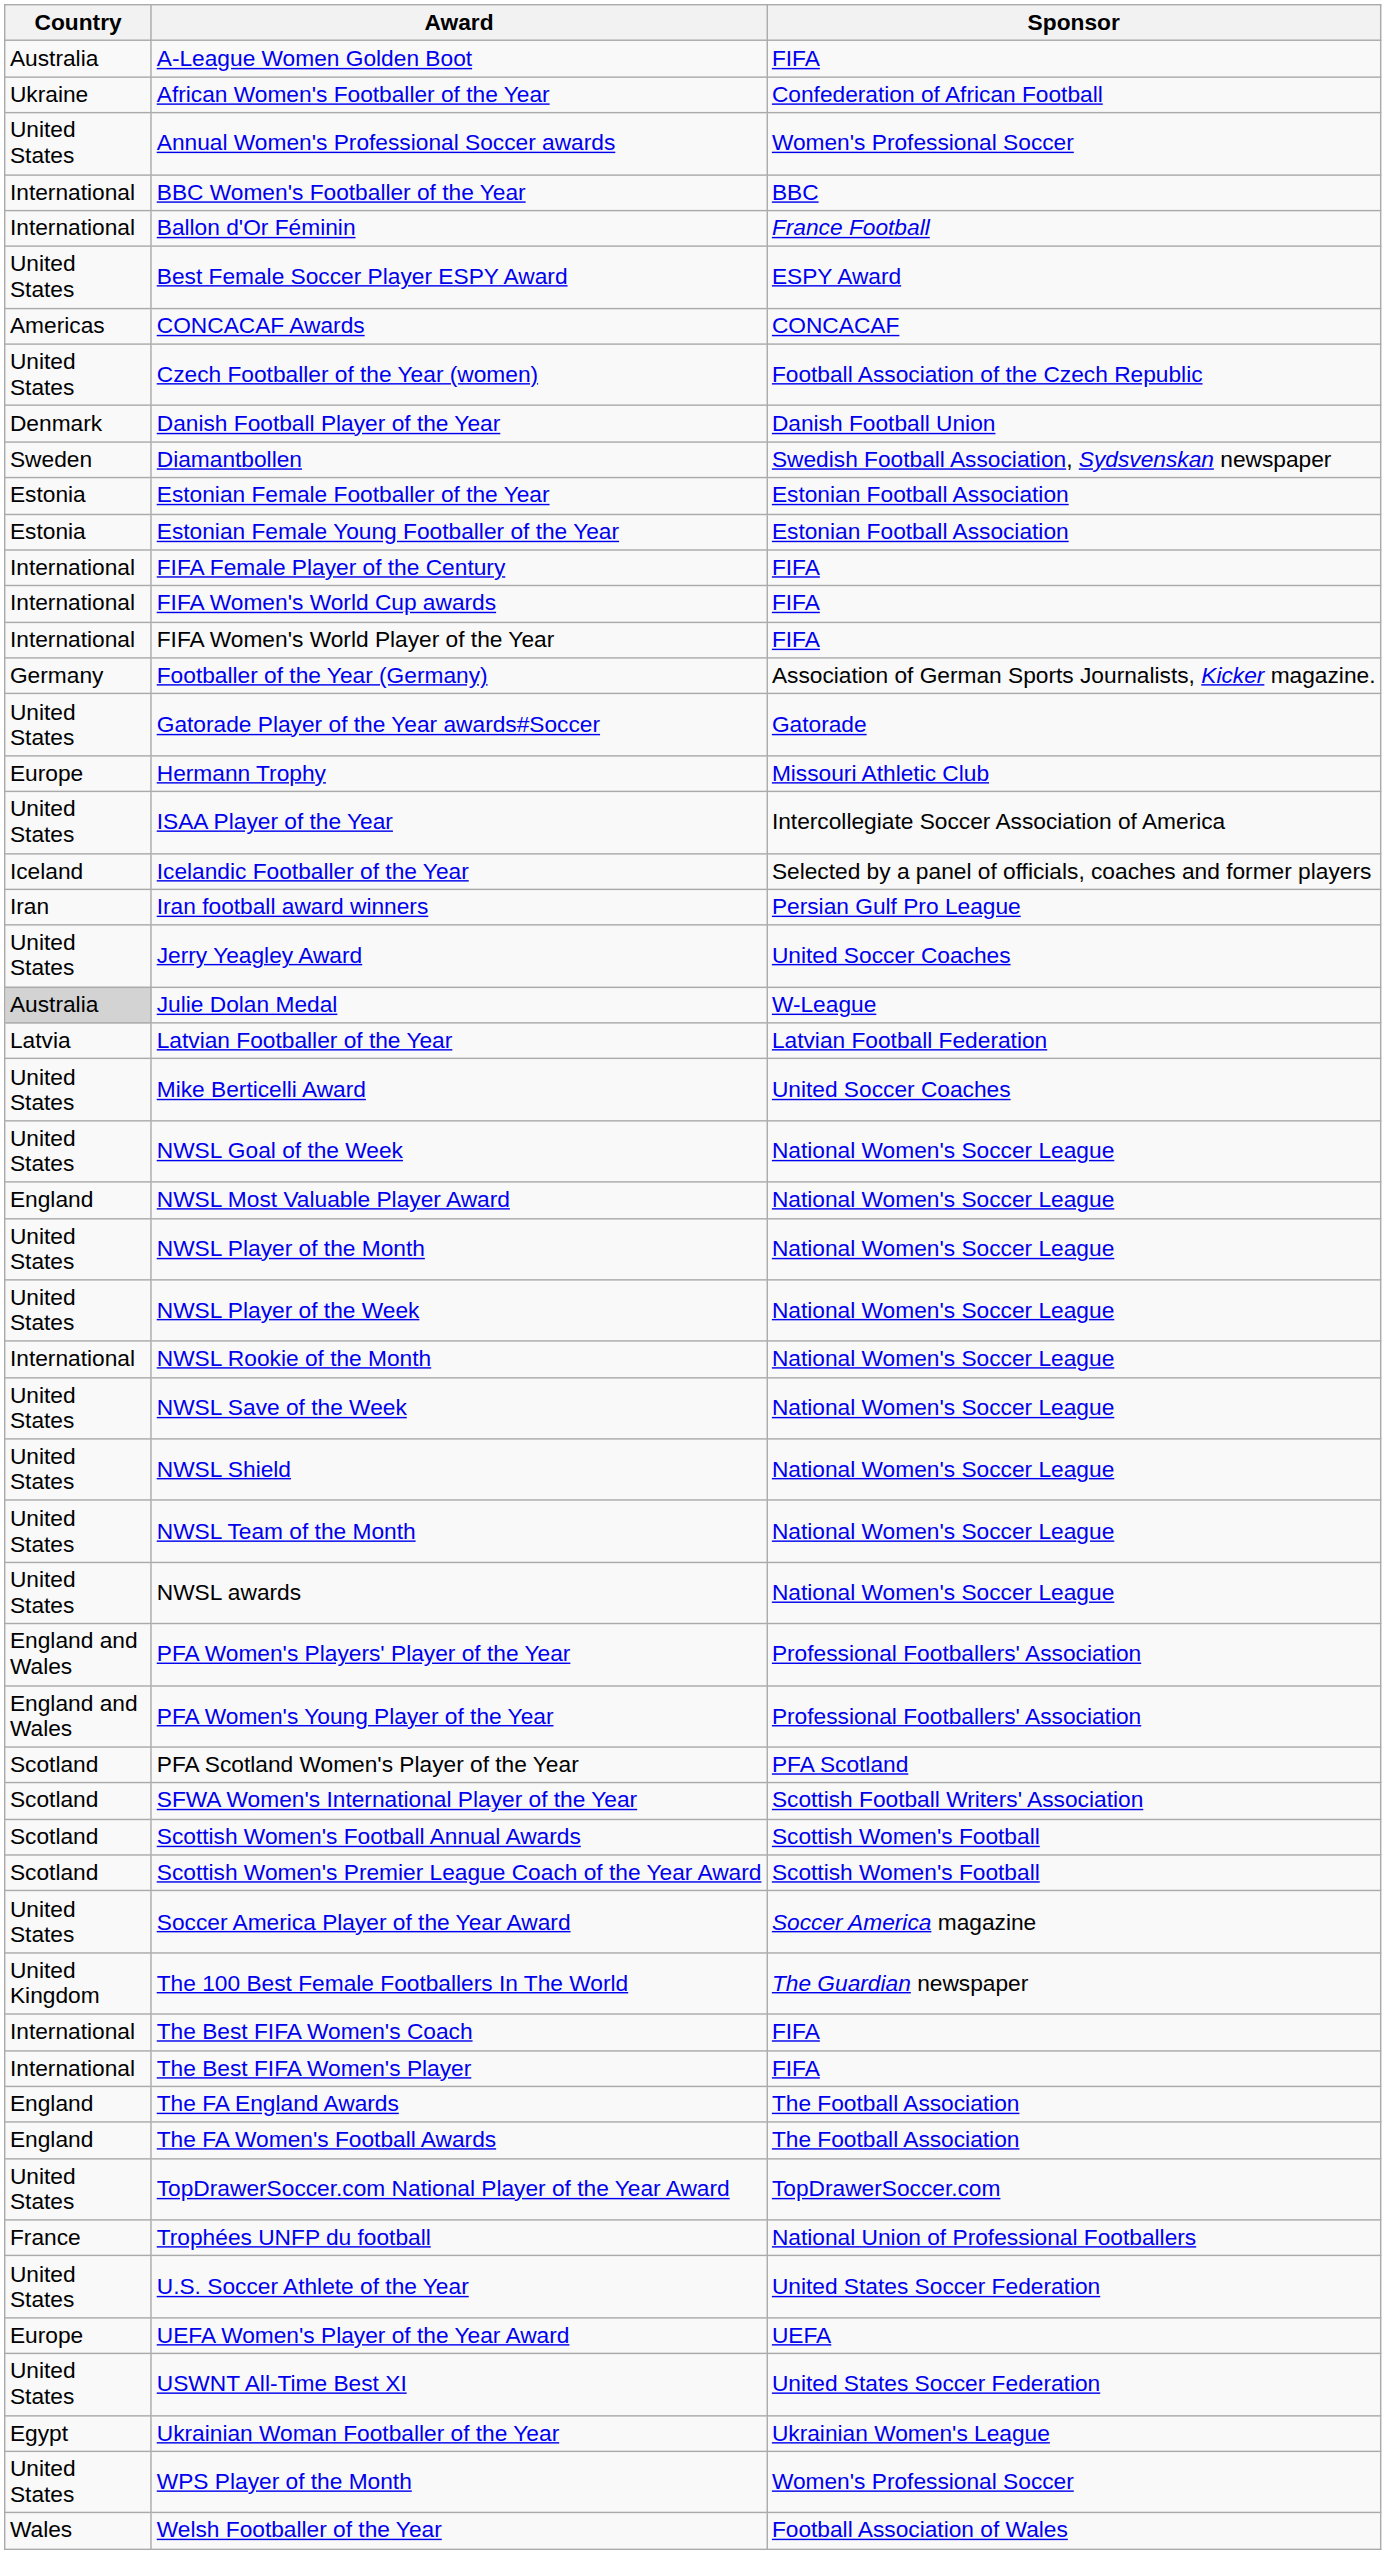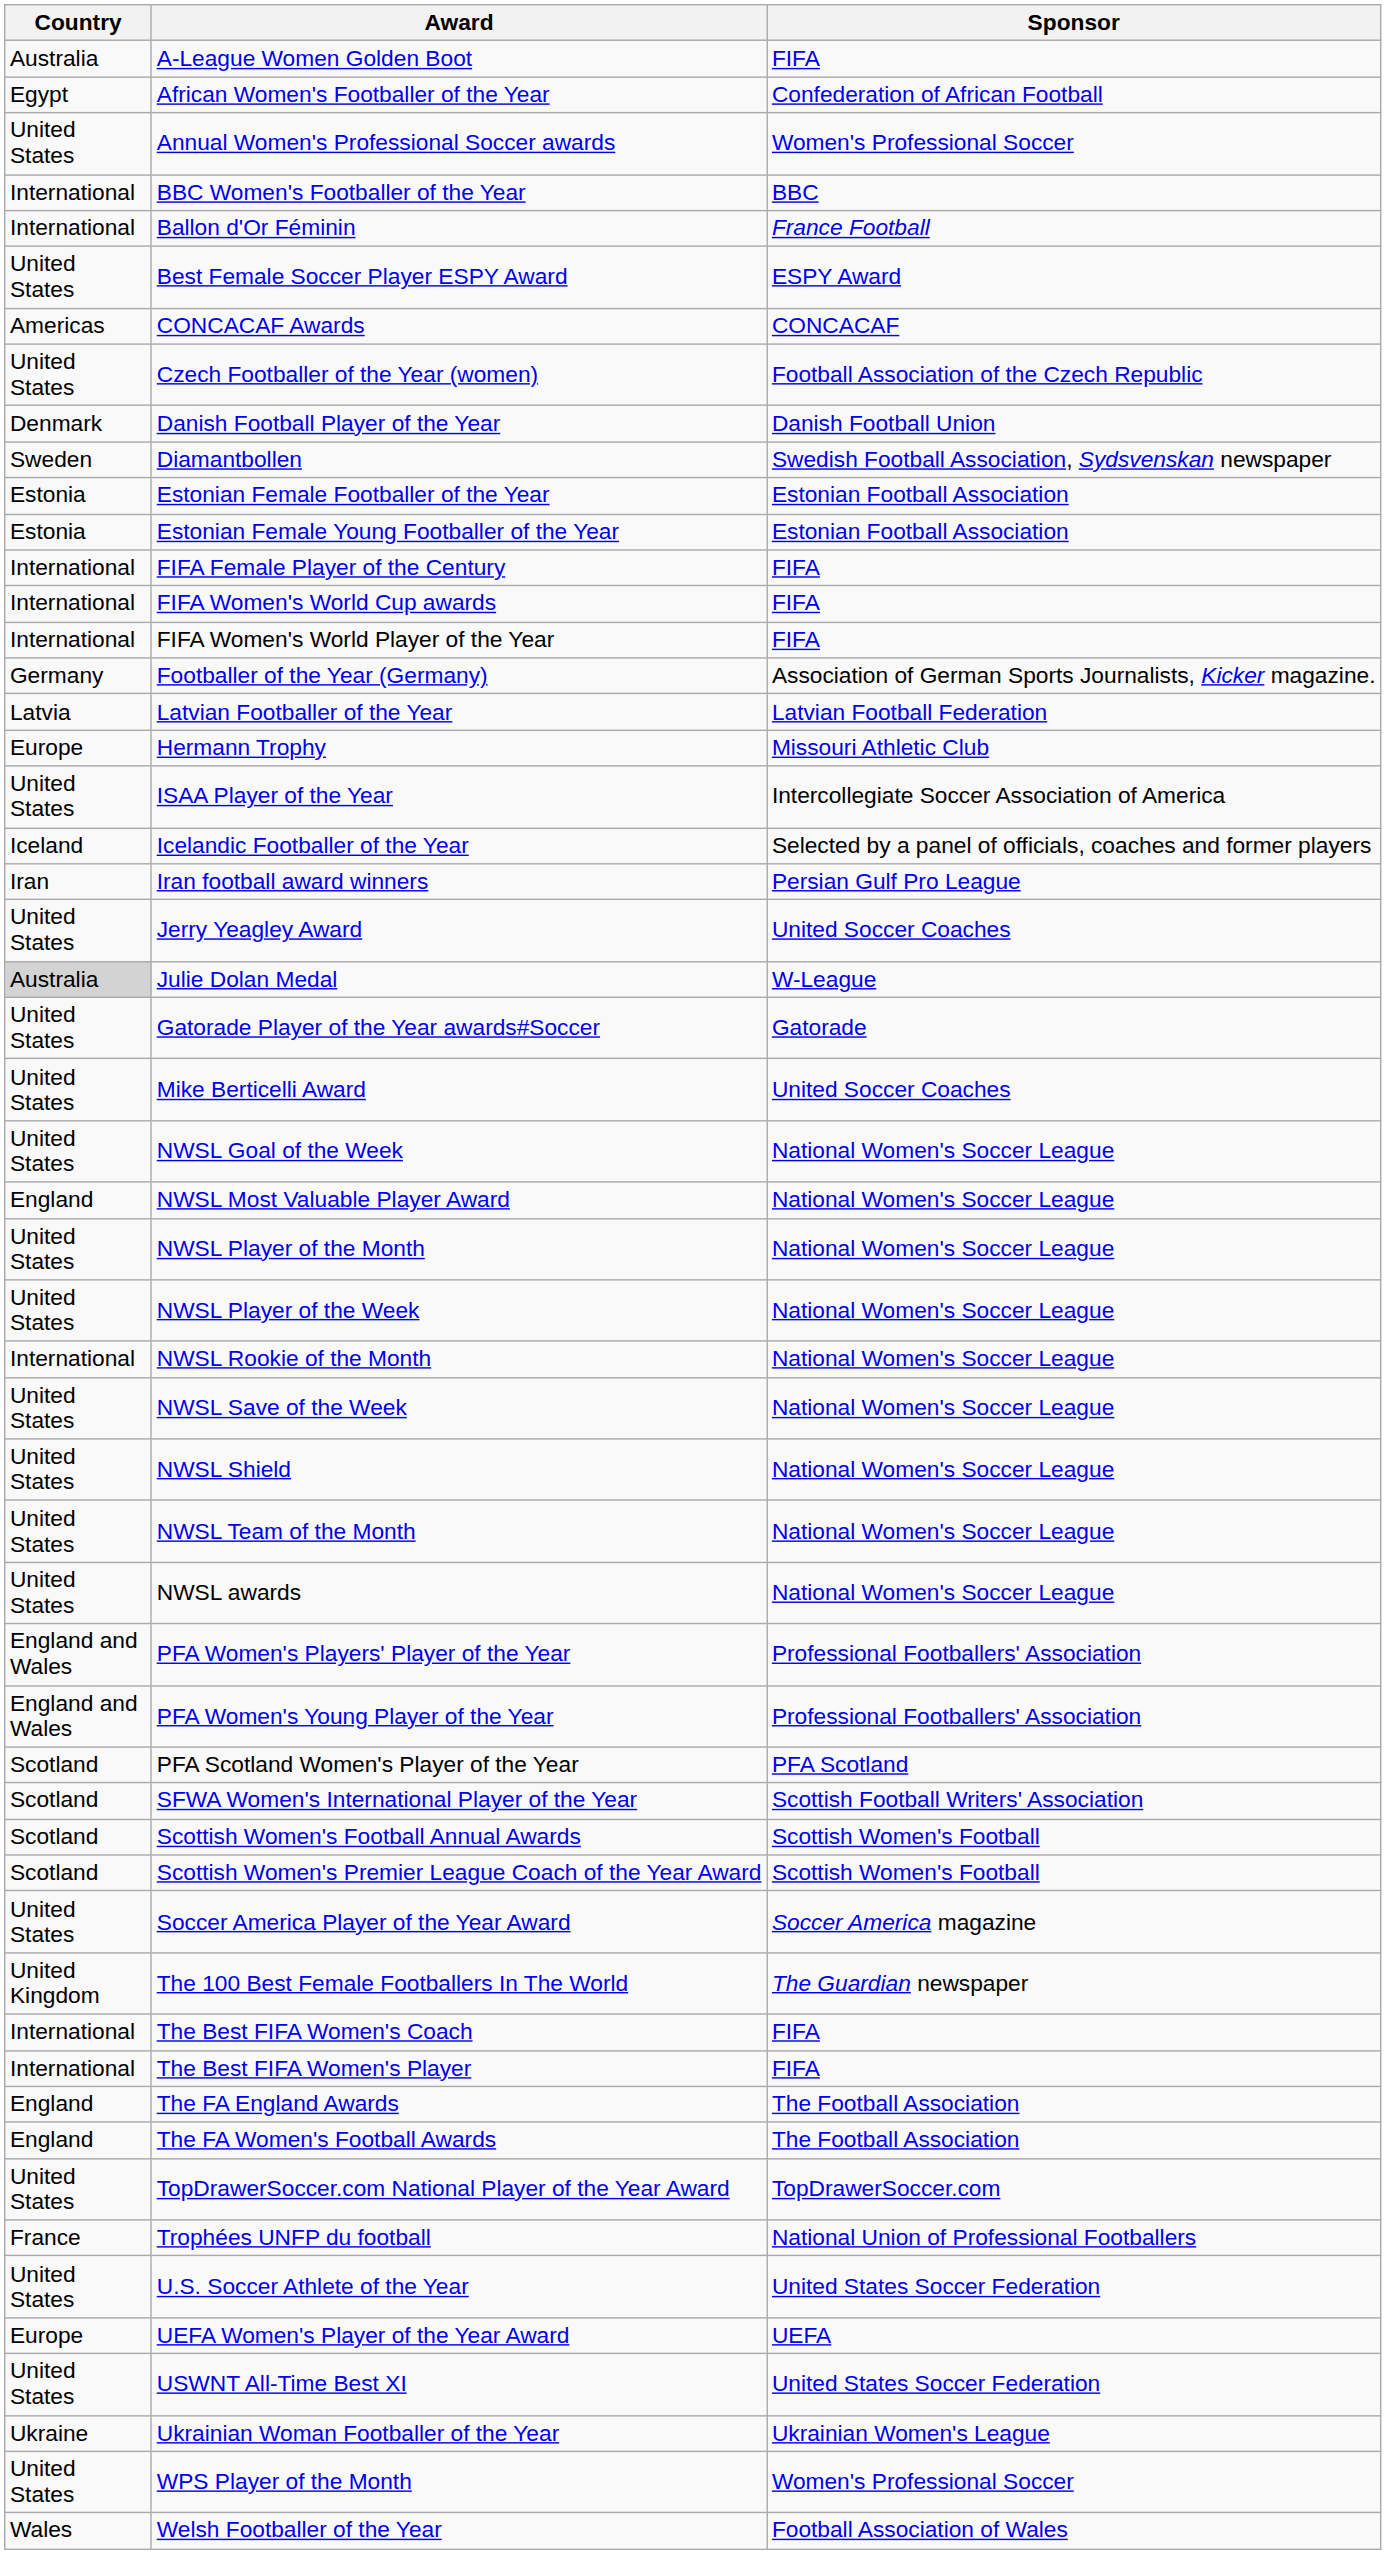(49, 94) Ukraine -> (39, 94) Egypt
rows swapped: (378, 724) <-> (305, 1040)
(39, 2432) Egypt -> (49, 2432) Ukraine
